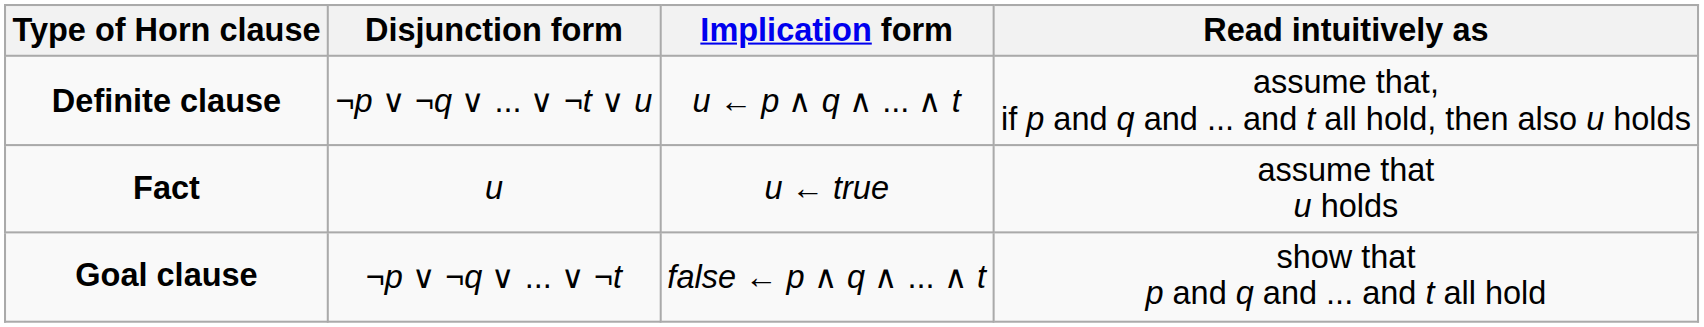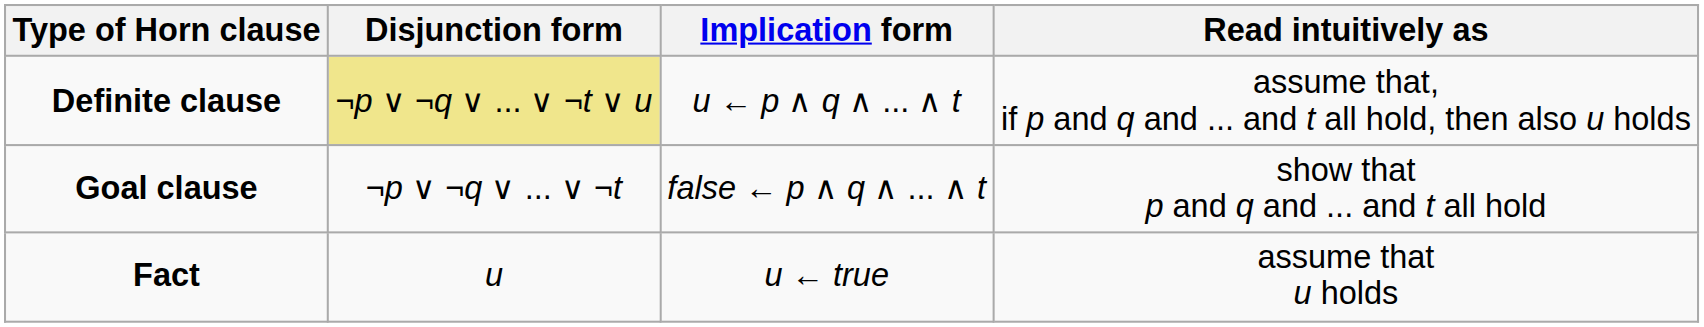(494, 101) no background -> (494, 101) khaki background
rows swapped: (166, 188) <-> (167, 276)
